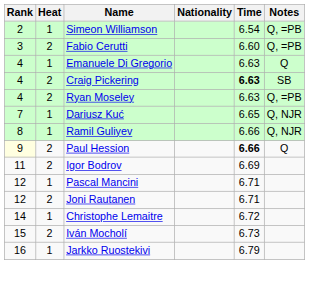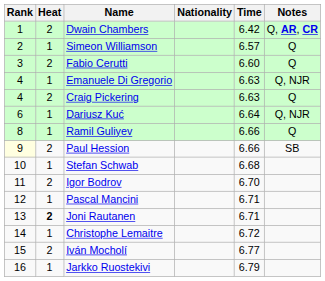+ row: (107, 30)
(249, 30) 6.54 -> (249, 47) 6.57
(284, 30) Q, =PB -> (292, 47) Q
(284, 47) Q, =PB -> (292, 64) Q
(284, 64) Q -> (292, 81) Q, NJR
(249, 81) bold -> (249, 98) normal
(284, 81) SB -> (292, 98) Q
- row: (100, 98)
(20, 115) 7 -> (20, 115) 6
(249, 115) 6.65 -> (249, 115) 6.64
(284, 132) Q, NJR -> (292, 132) Q
(249, 149) bold -> (249, 149) normal
(284, 149) Q -> (292, 149) SB
+ row: (102, 166)
(249, 166) 6.69 -> (249, 183) 6.70
(20, 200) 12 -> (20, 217) 13
(50, 200) normal -> (50, 217) bold
(249, 234) 6.73 -> (249, 251) 6.77
